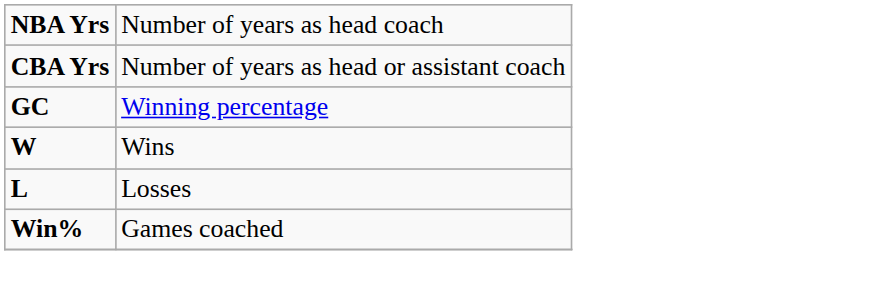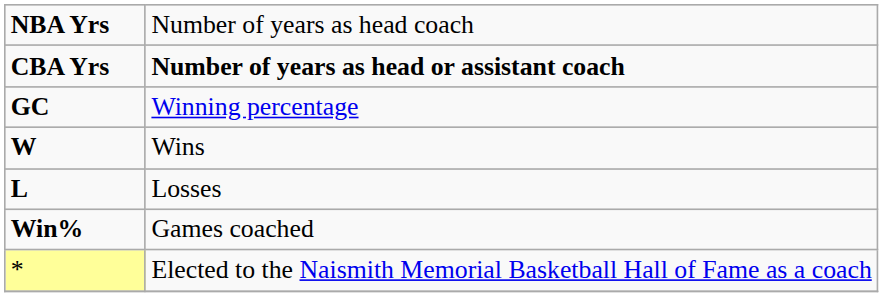(343, 65) normal -> (388, 65) bold
+ row: (17, 270)
